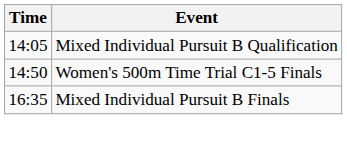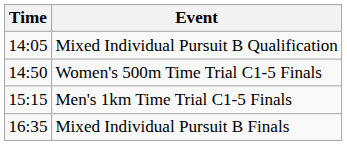+ row: (174, 99)
